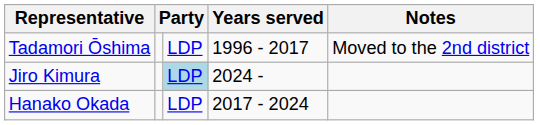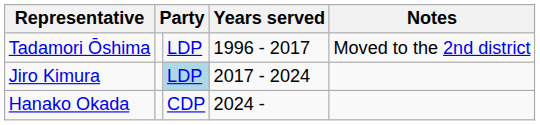(238, 76) 2024 - -> (262, 76) 2017 - 2024
(185, 104) LDP -> (186, 104) CDP
(261, 104) 2017 - 2024 -> (239, 104) 2024 -
